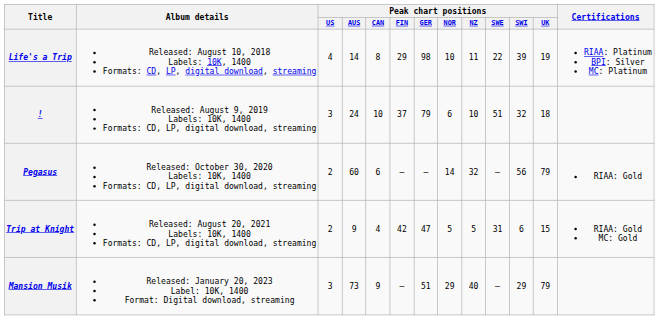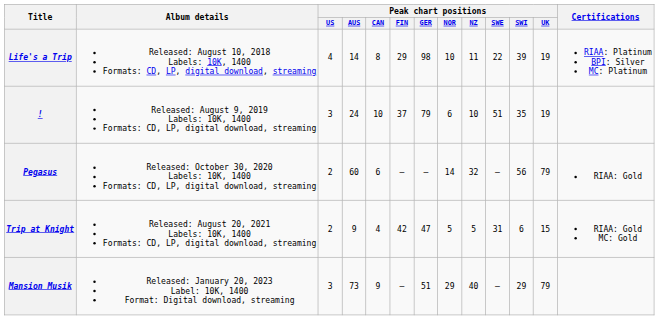(521, 115) 32 -> (521, 115) 35
(545, 115) 18 -> (545, 115) 19
